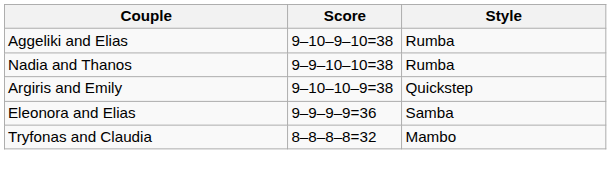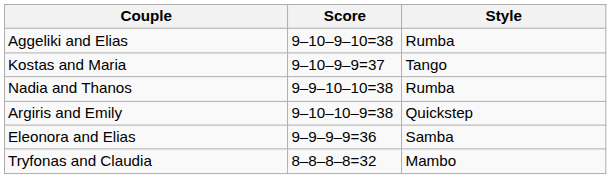+ row: (67, 64)
